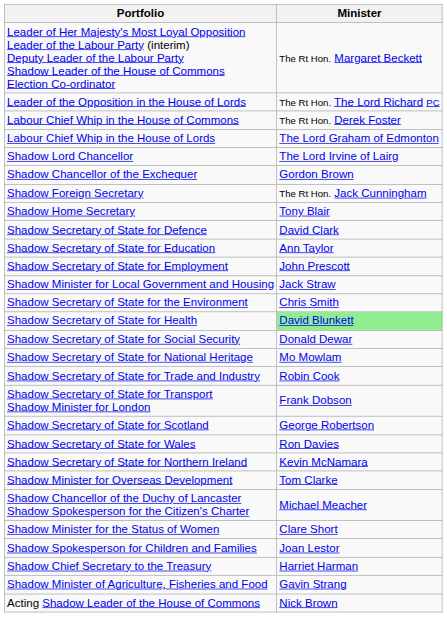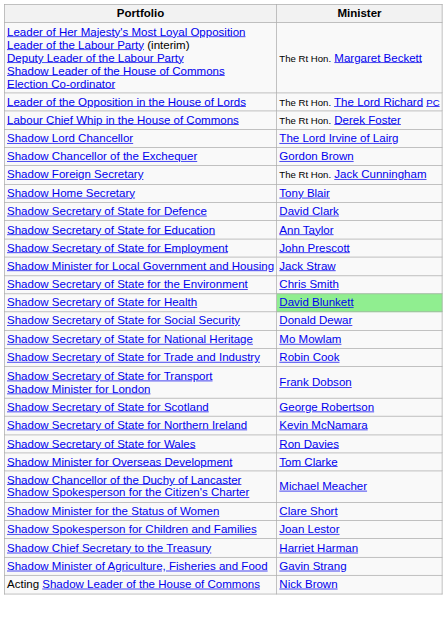- row: (111, 138)
rows swapped: (101, 443) <-> (127, 462)
